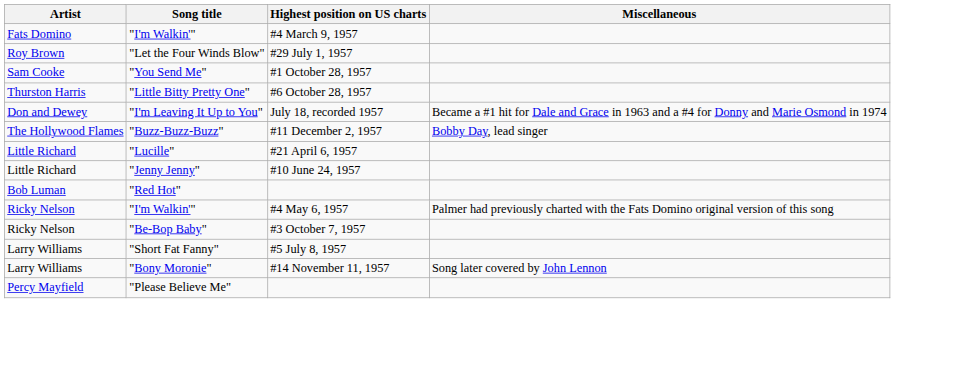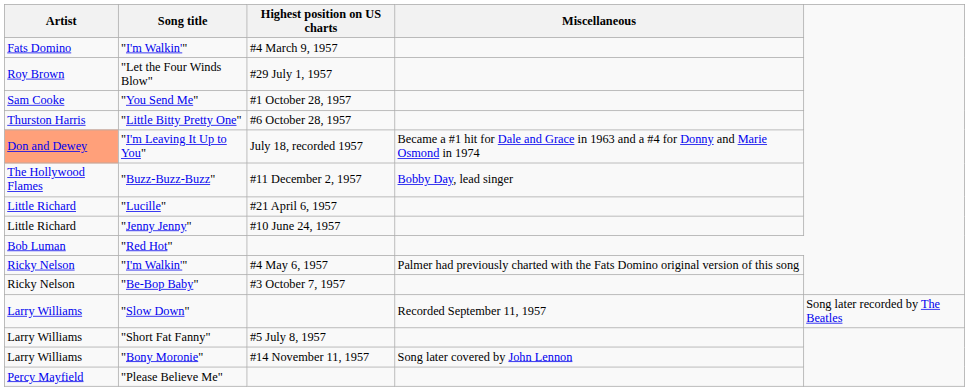(47, 111) no background -> (47, 146) lightsalmon background
+ row: (155, 311)
